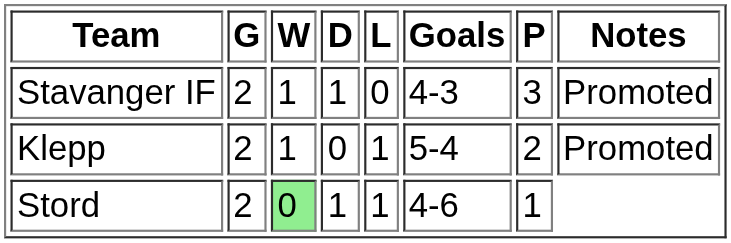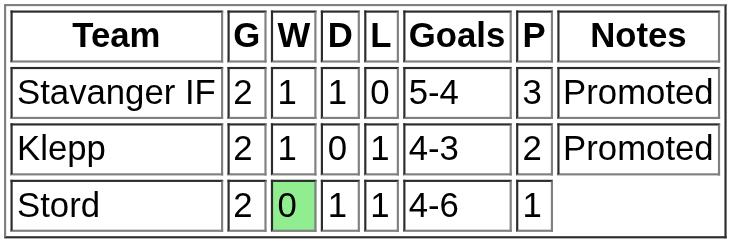(434, 92) 4-3 -> (434, 92) 5-4
(434, 148) 5-4 -> (434, 148) 4-3
